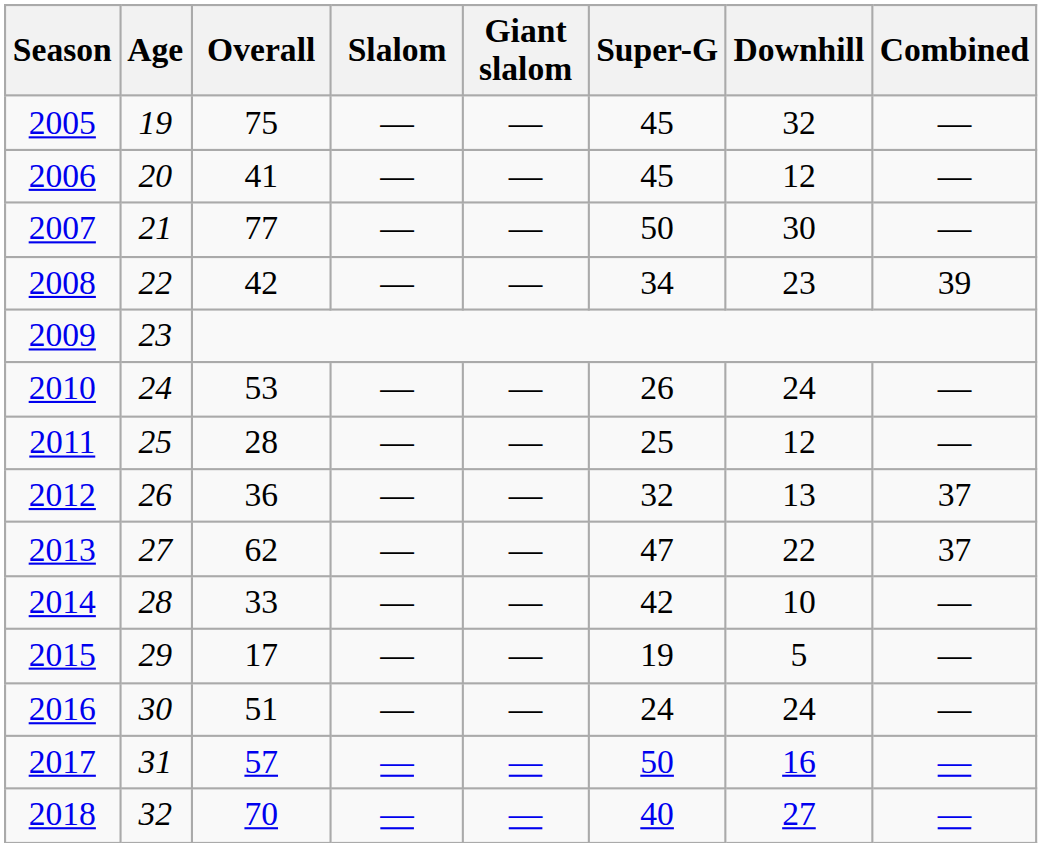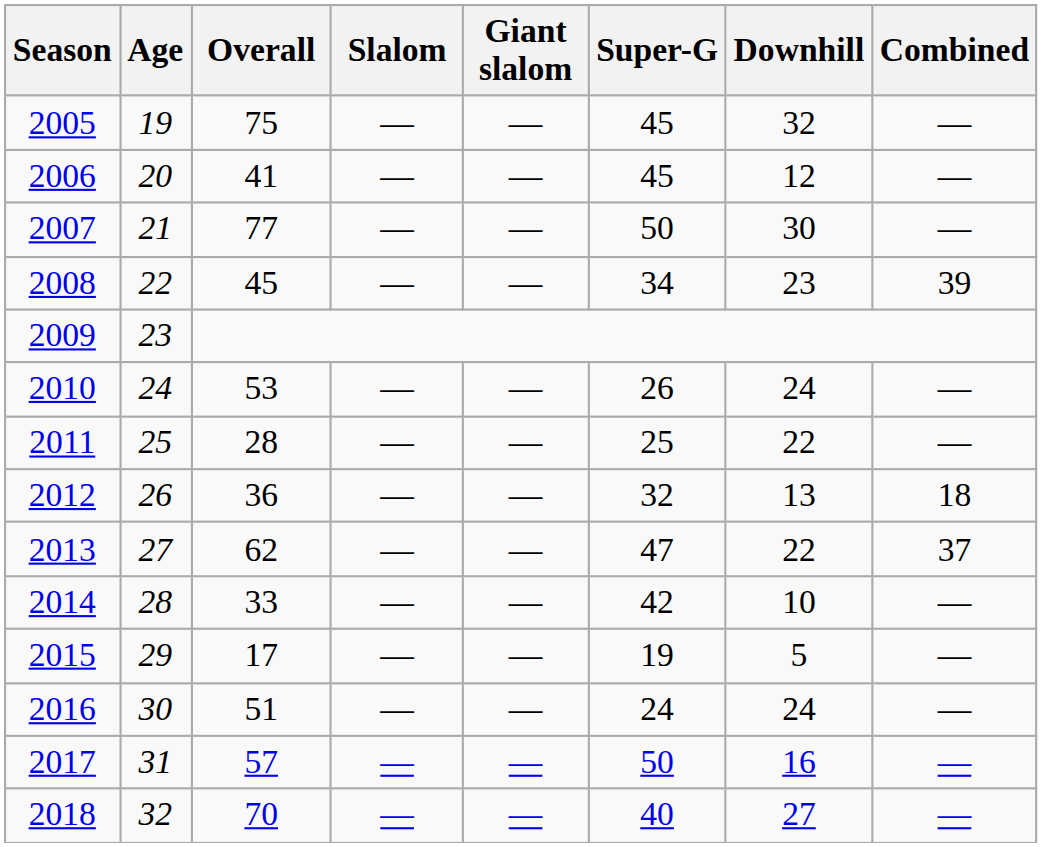(261, 282) 42 -> (261, 282) 45
(799, 441) 12 -> (799, 441) 22
(954, 495) 37 -> (954, 495) 18
